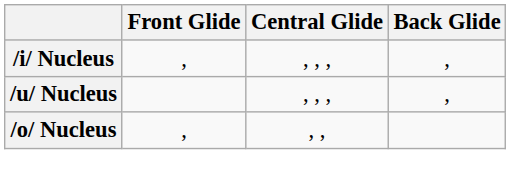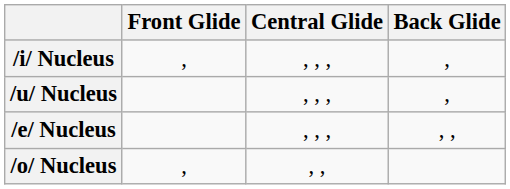+ row: (63, 129)
